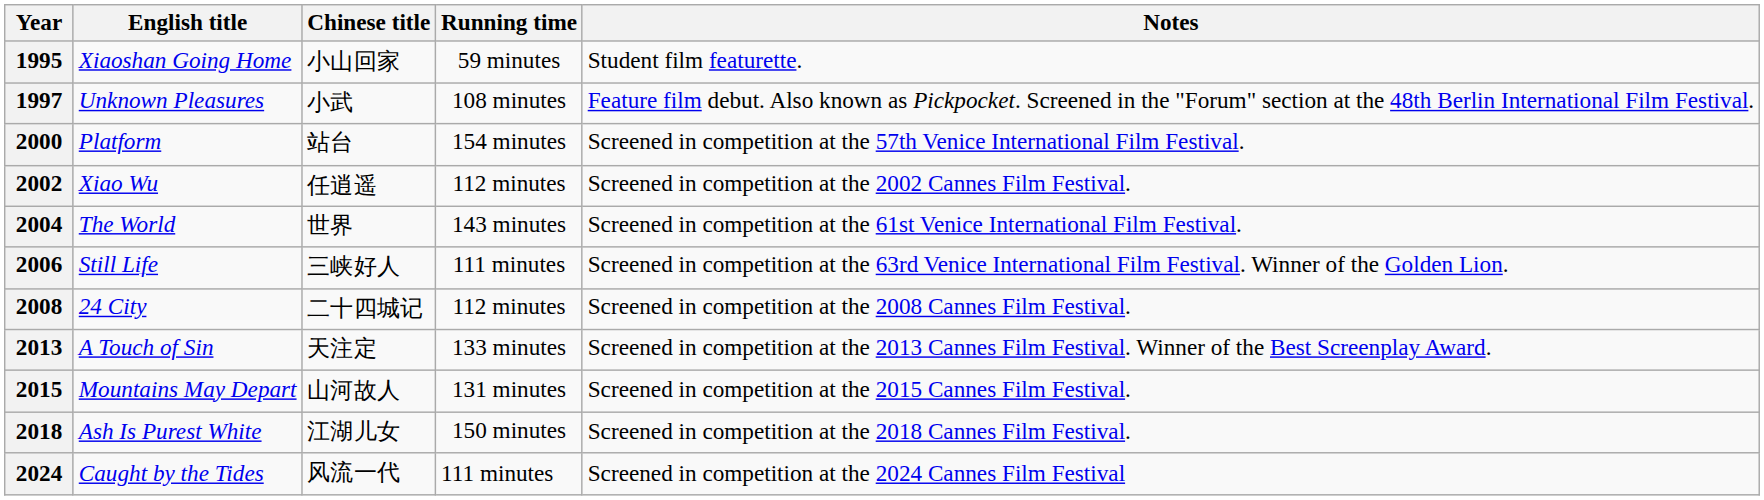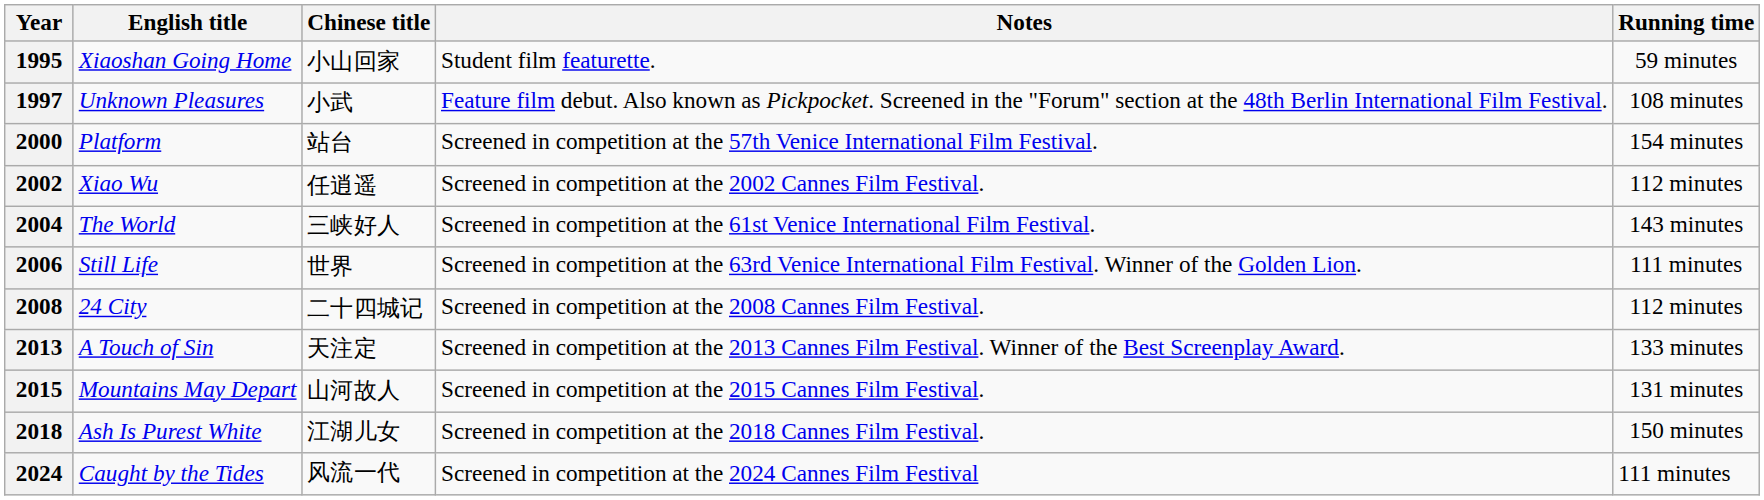columns swapped: (509, 22) <-> (1171, 22)
(330, 225) 世界 -> (354, 225) 三峡好人
(354, 266) 三峡好人 -> (330, 266) 世界
